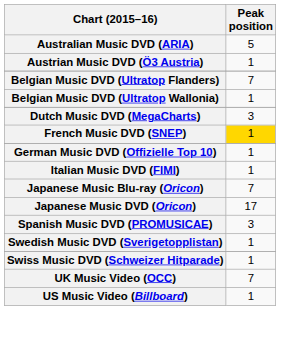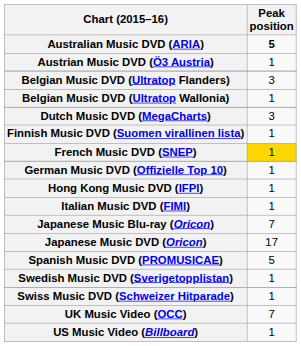(251, 44) normal -> (272, 44) bold
(251, 80) 7 -> (272, 80) 3
+ row: (126, 134)
+ row: (126, 188)
(251, 224) 3 -> (272, 260) 5
